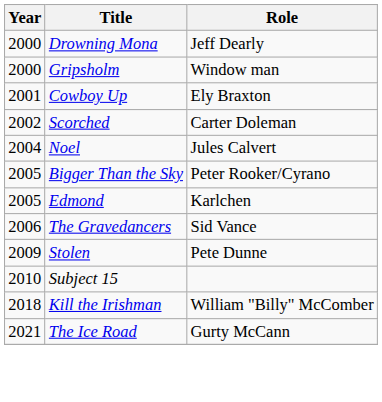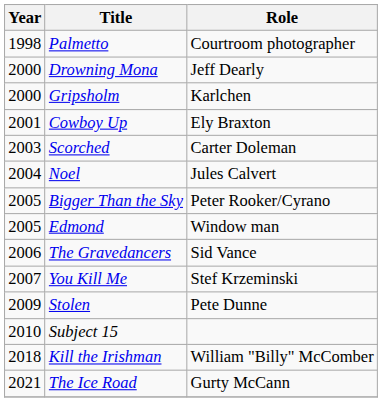+ row: (79, 43)
(235, 69) Window man -> (221, 95) Karlchen
(25, 122) 2002 -> (25, 148) 2003
(221, 200) Karlchen -> (235, 226) Window man
+ row: (88, 278)
